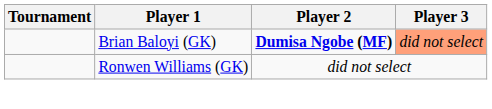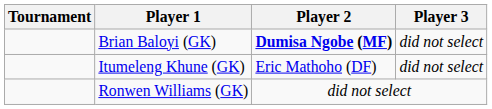(441, 41) lightsalmon background -> (441, 41) no background
+ row: (172, 66)
